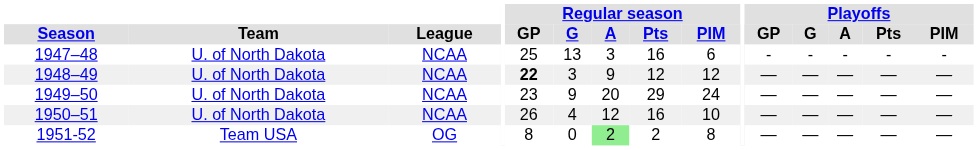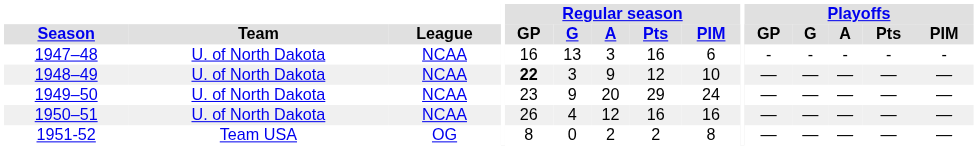(529, 54) 25 -> (529, 54) 16
(711, 74) 12 -> (711, 74) 10
(711, 115) 10 -> (711, 115) 16
(610, 135) lightgreen background -> (610, 135) no background
